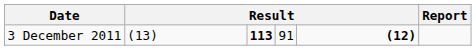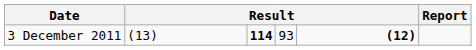(261, 35) 113 -> (261, 35) 114
(286, 35) 91 -> (286, 35) 93
